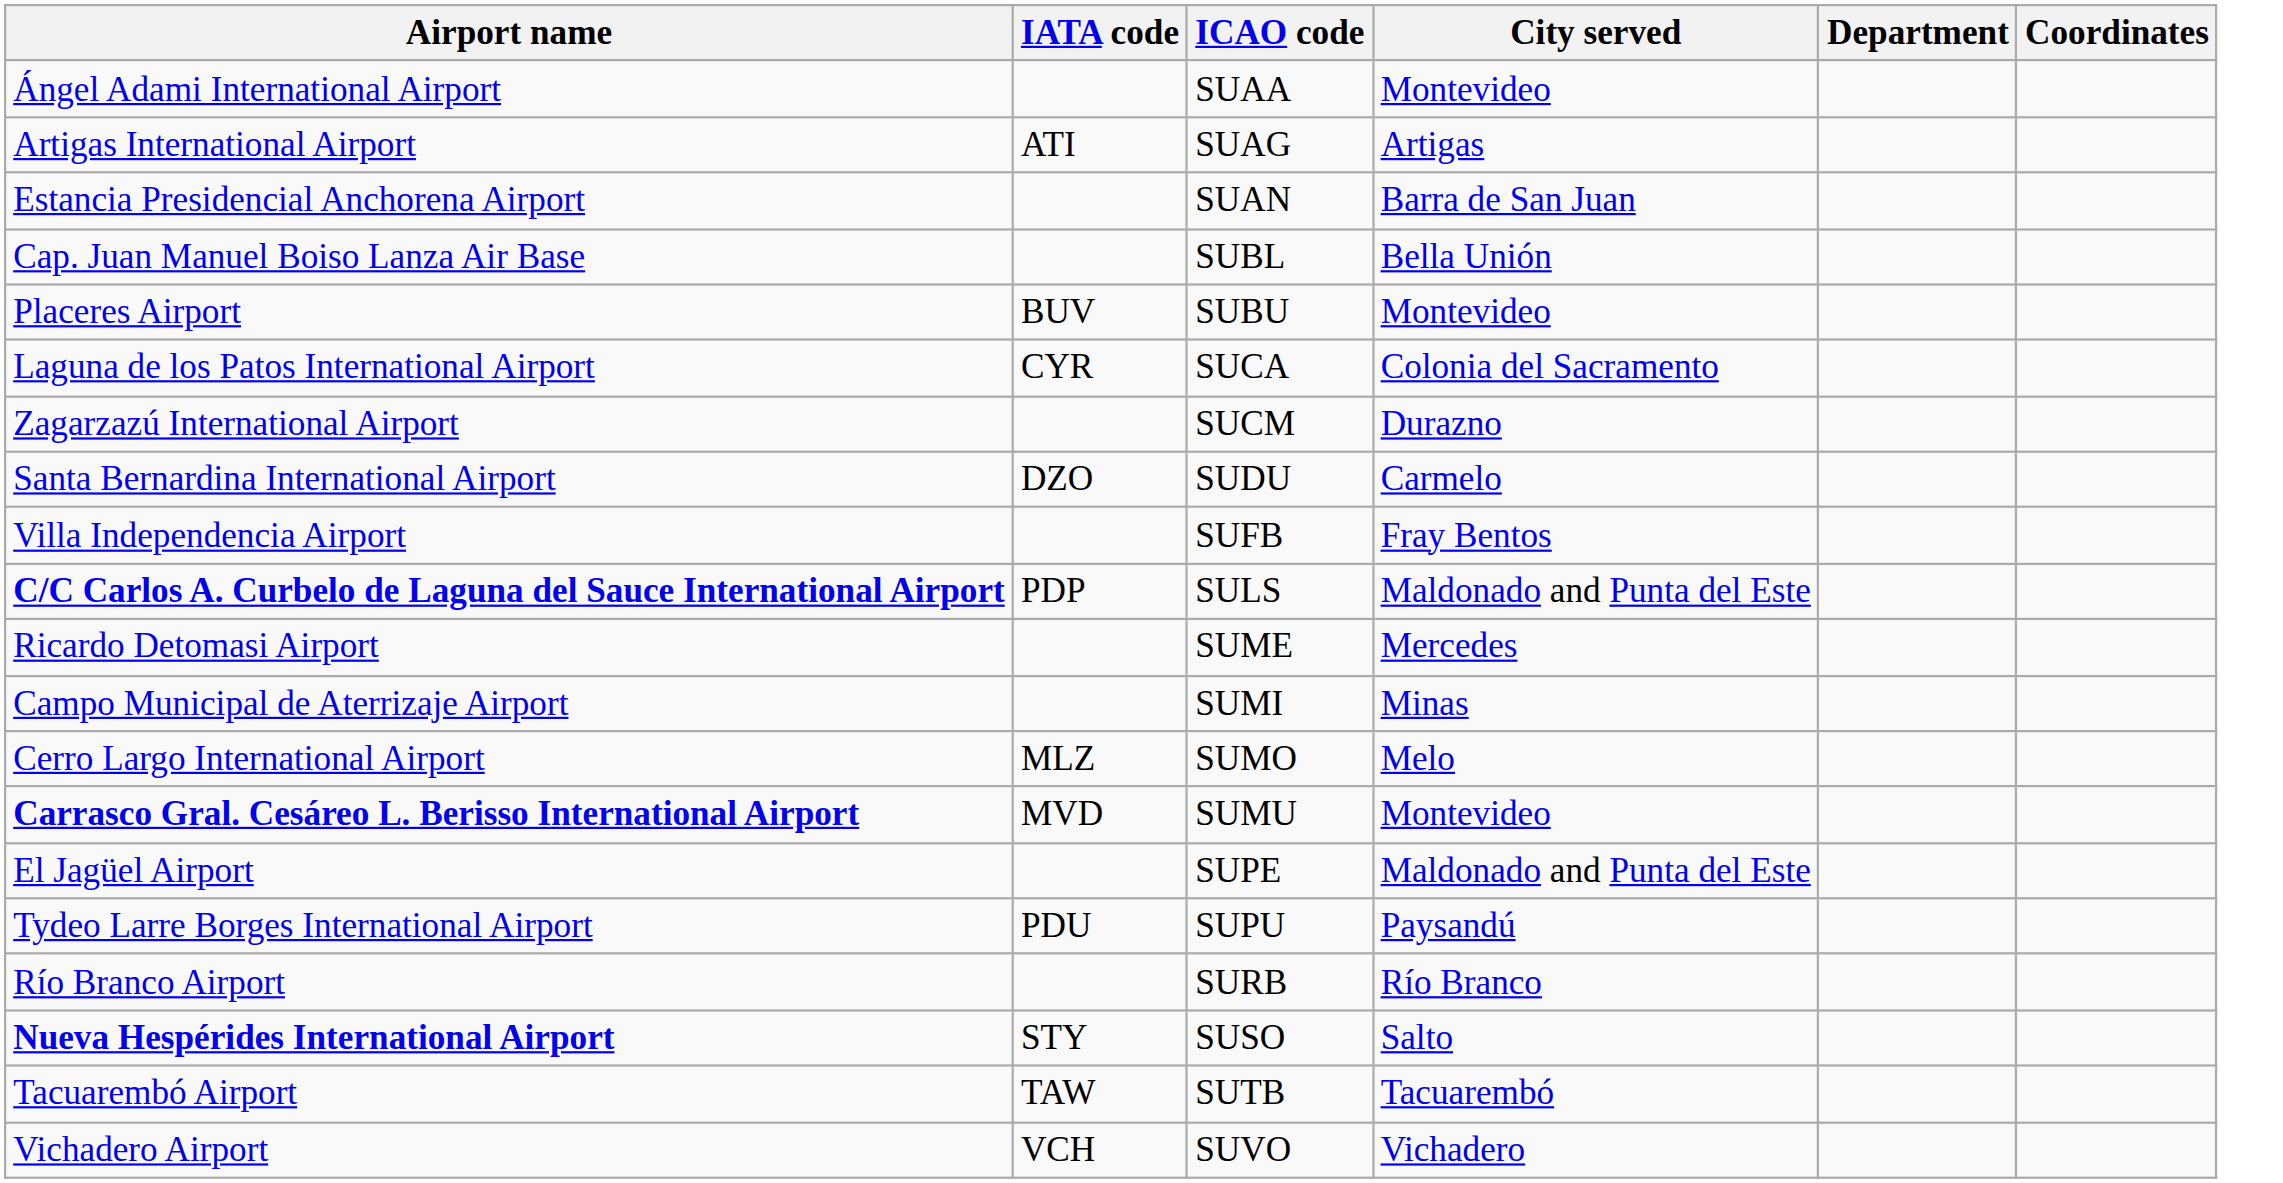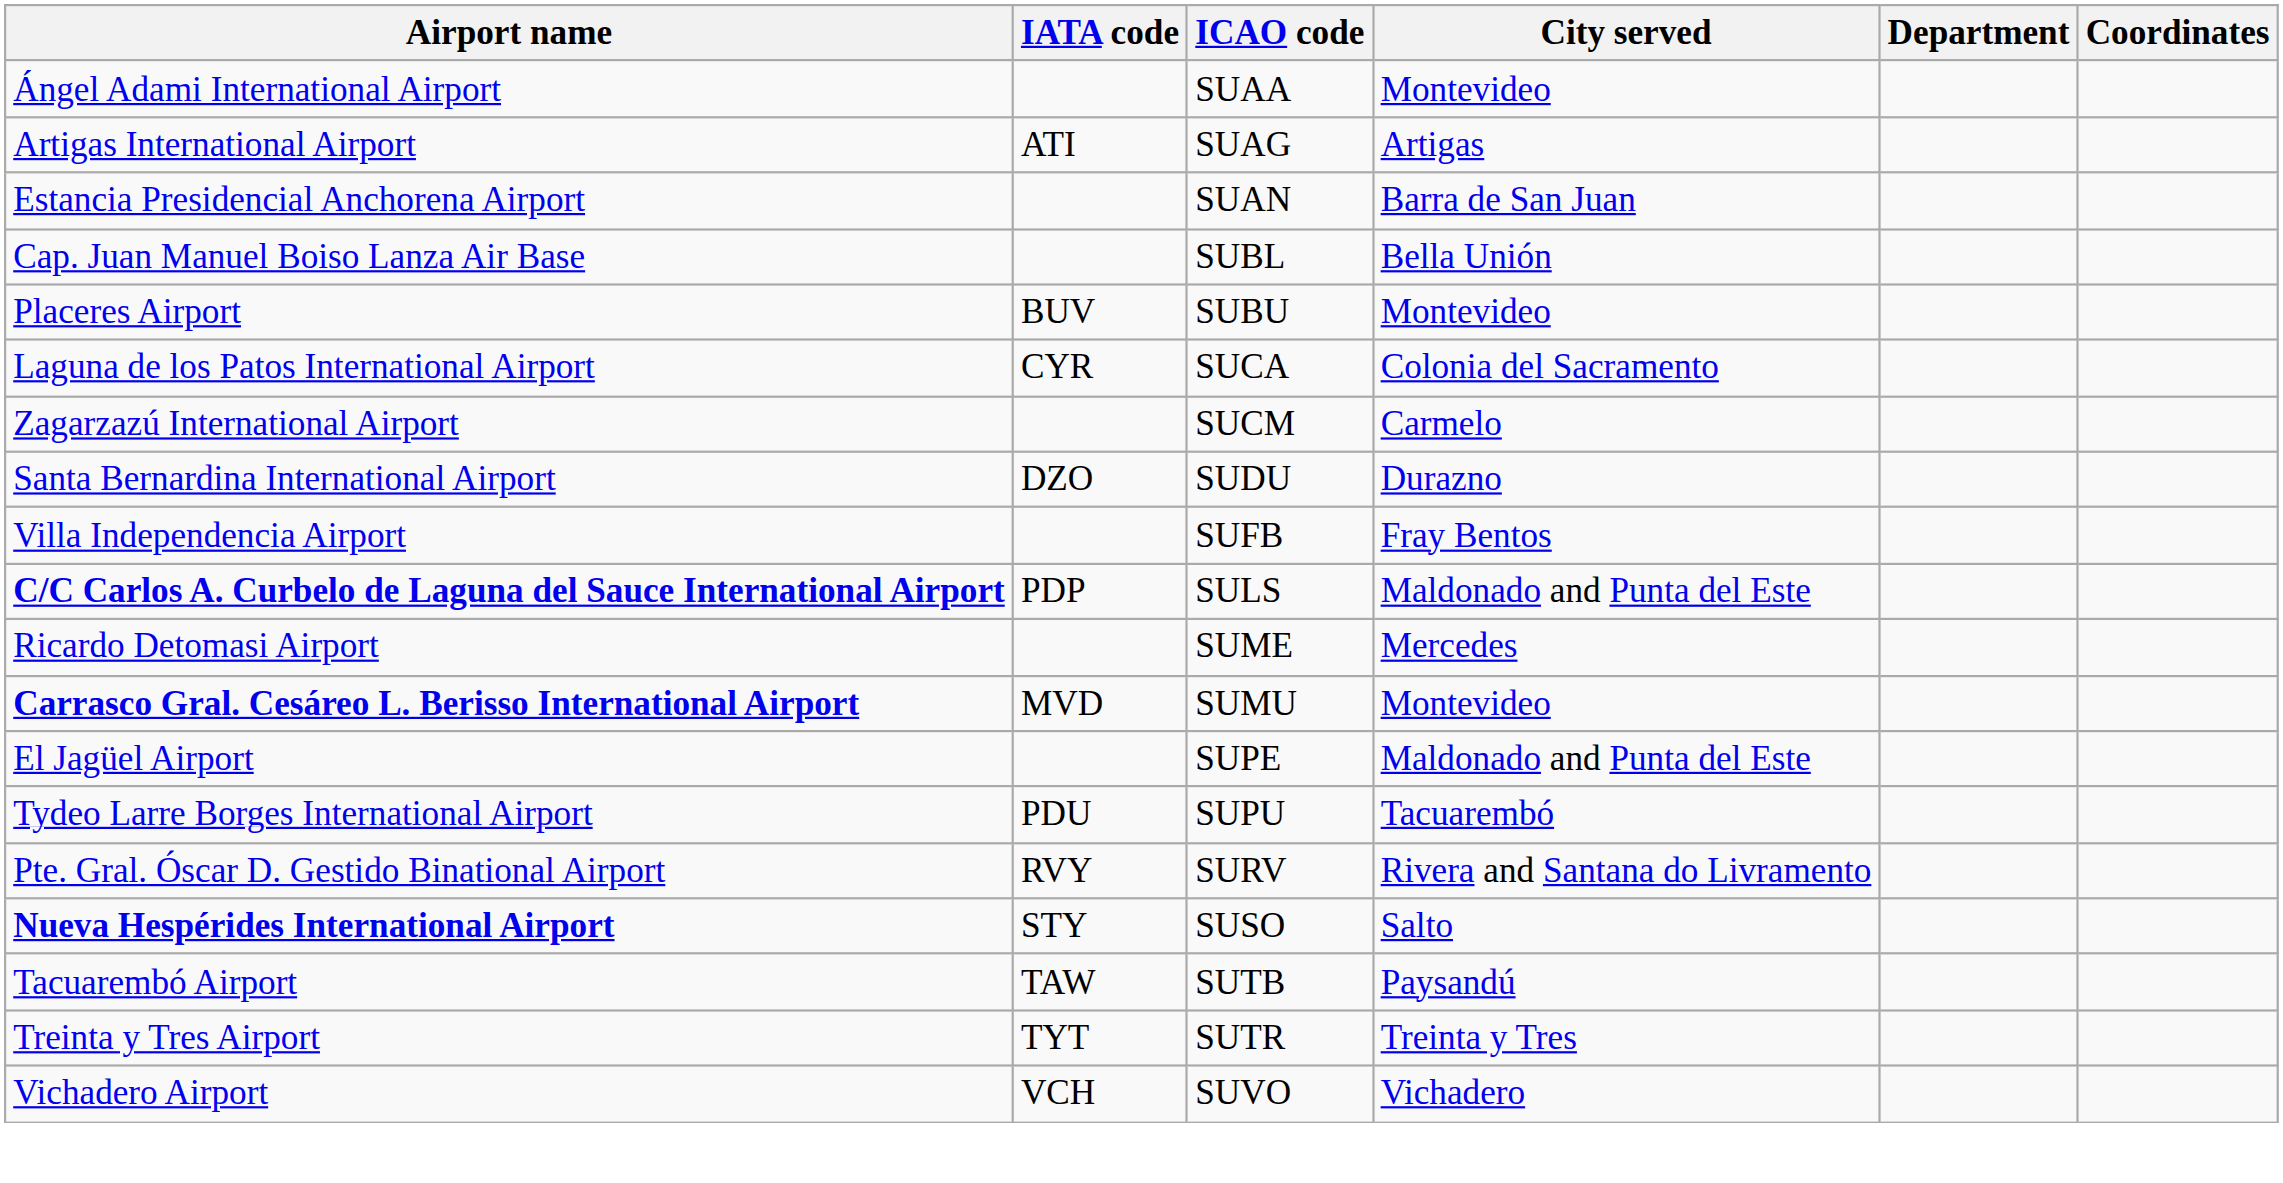(1441, 423) Durazno -> (1441, 423) Carmelo
(1441, 479) Carmelo -> (1441, 479) Durazno
- row: (291, 702)
- row: (249, 758)
(1448, 925) Paysandú -> (1467, 813) Tacuarembó
- row: (149, 981)
+ row: (339, 869)
(1467, 1093) Tacuarembó -> (1448, 981) Paysandú
+ row: (167, 1037)
